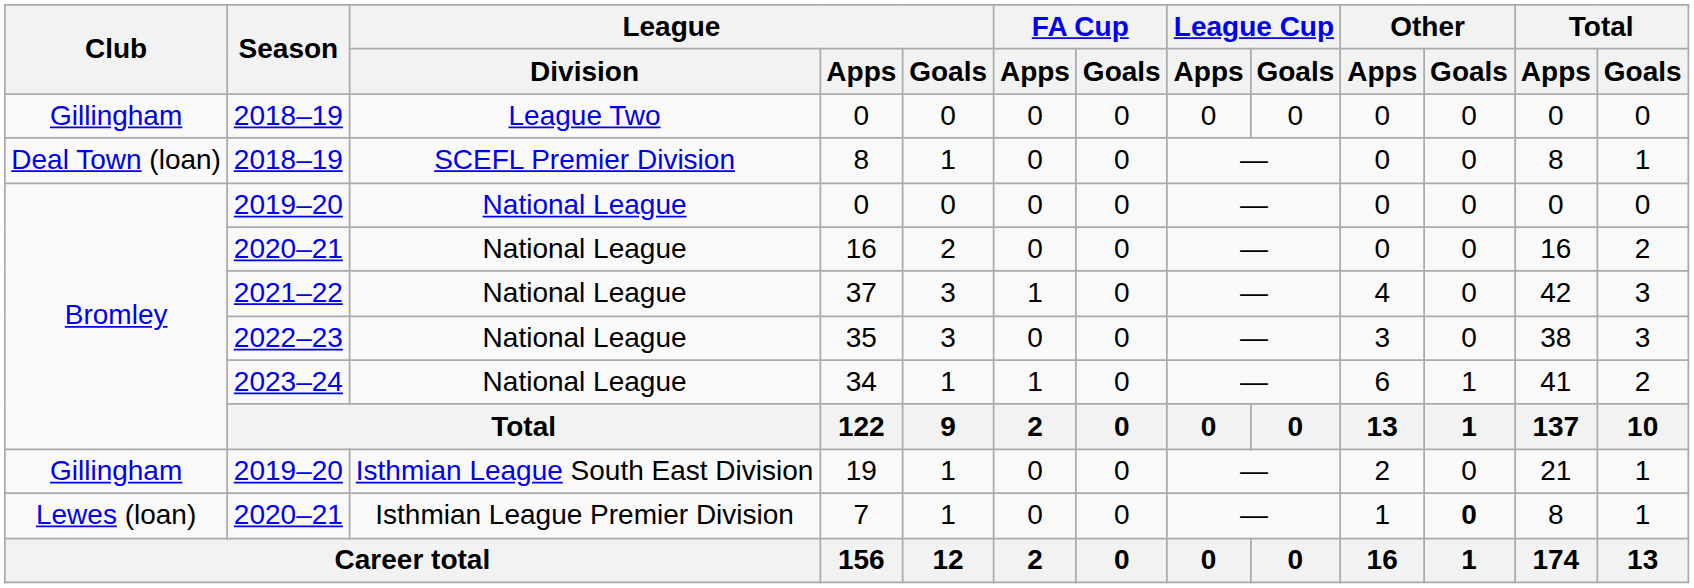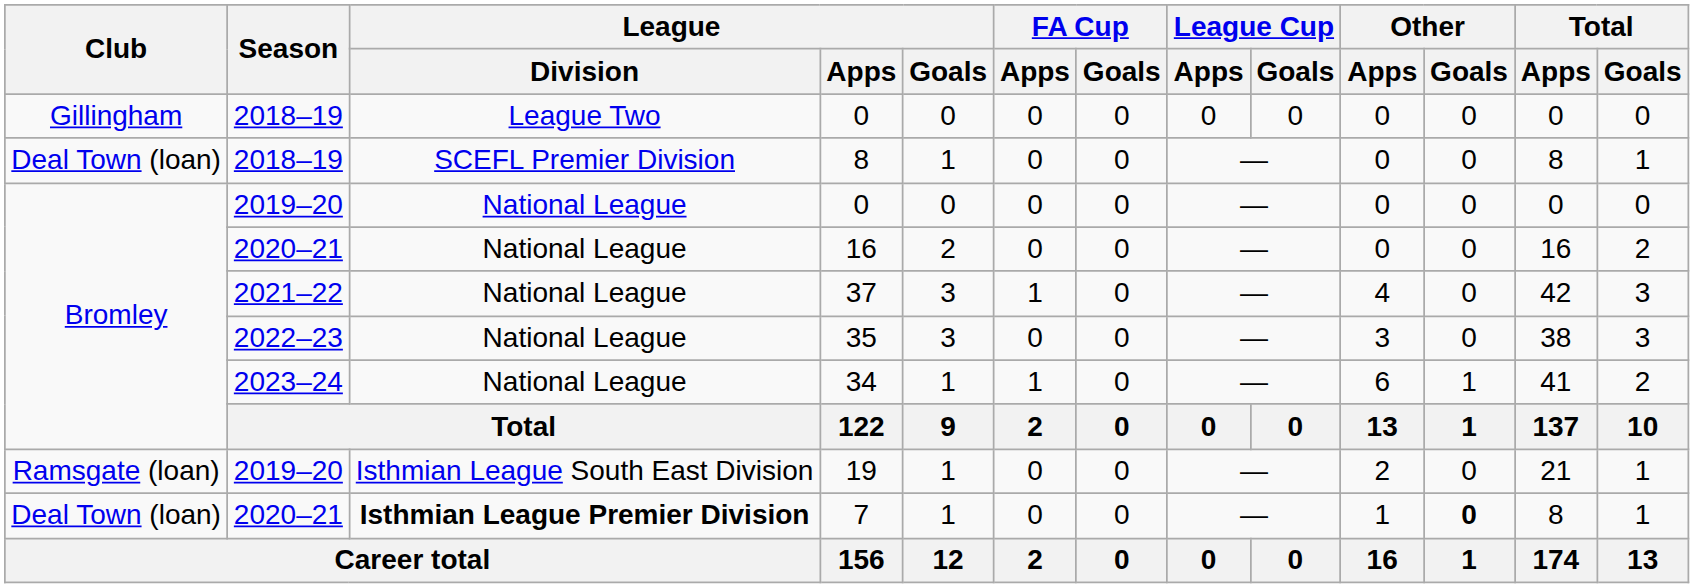(116, 470) Gillingham -> (116, 470) Ramsgate (loan)
(116, 515) Lewes (loan) -> (116, 515) Deal Town (loan)
(585, 515) normal -> (585, 515) bold
